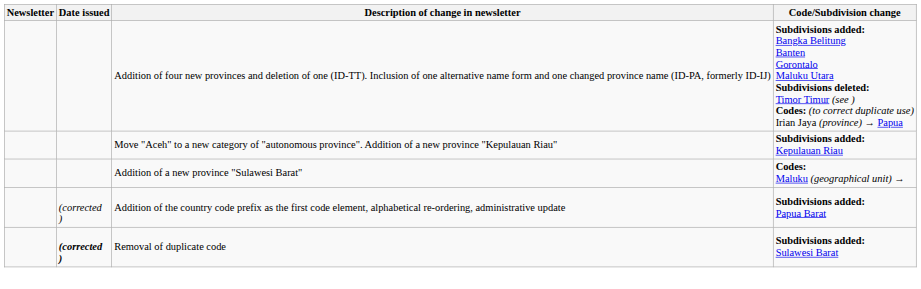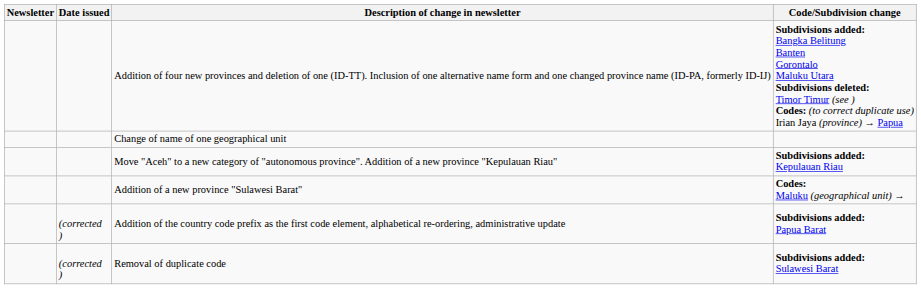+ row: (200, 139)
(81, 253) bold -> (80, 269) normal
